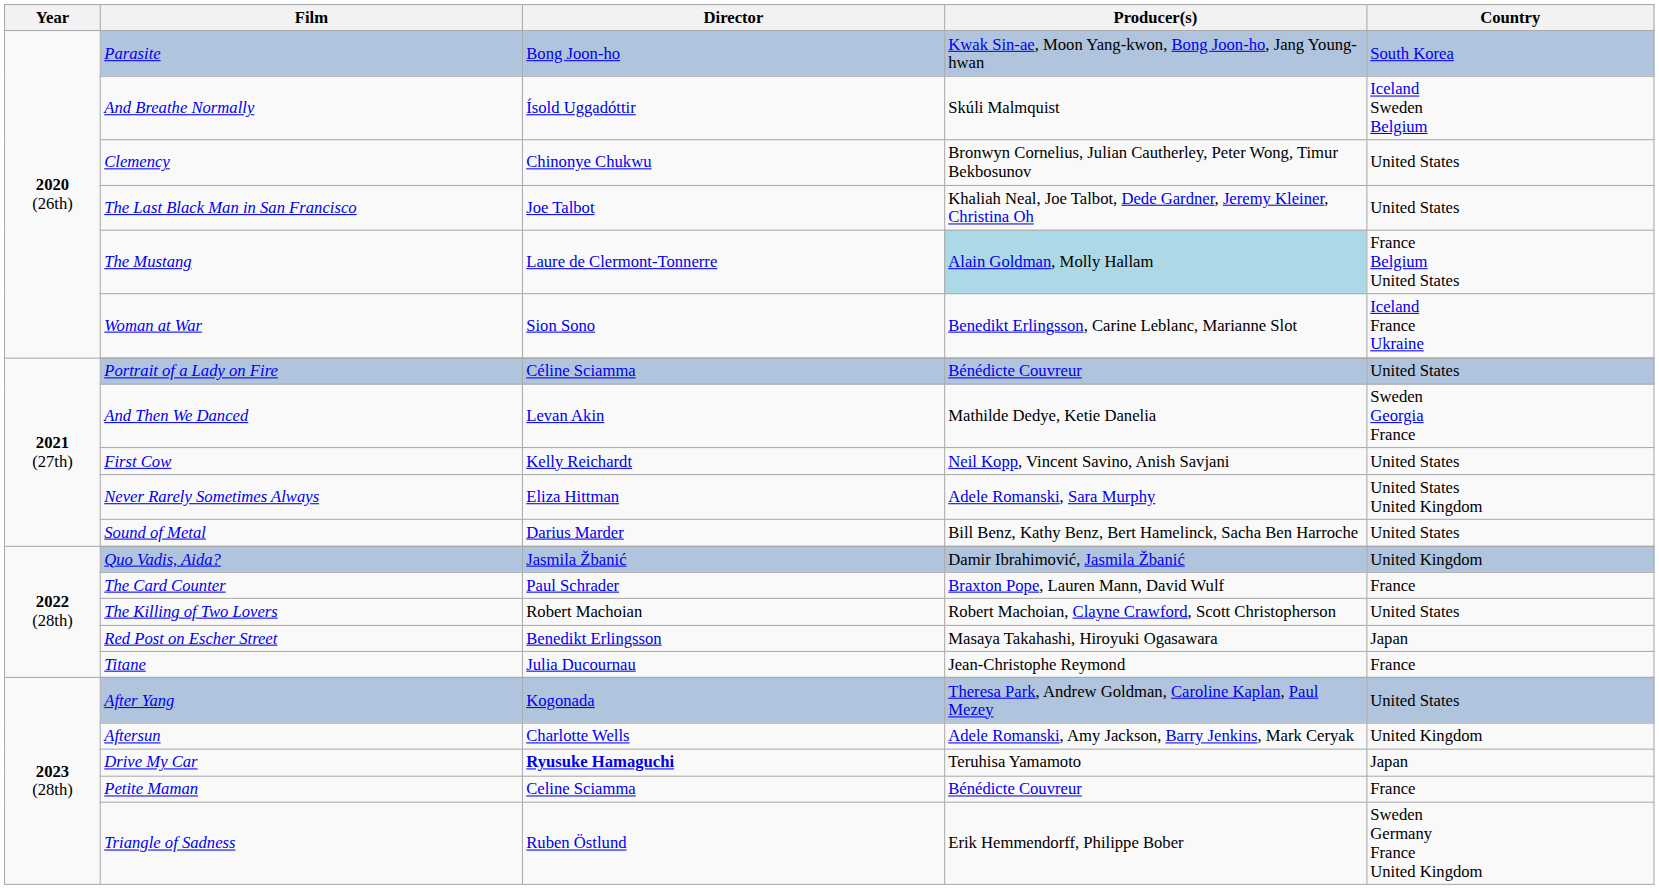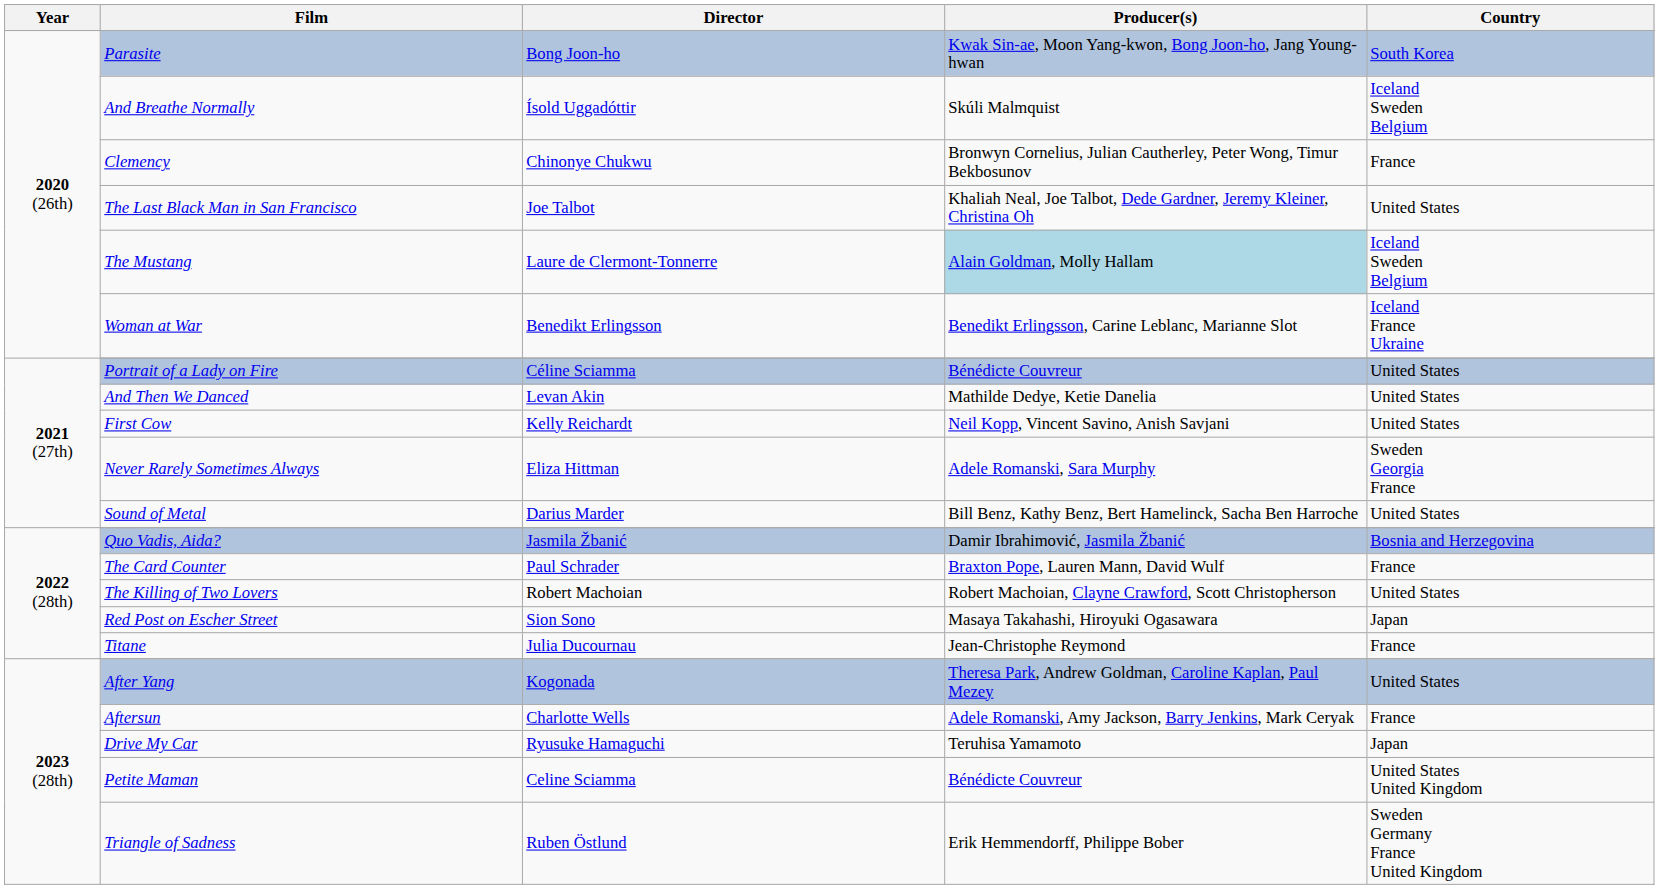(1415, 162) United States -> (1393, 162) France
(1415, 261) France Belgium United States -> (1399, 261) Iceland Sweden Belgium
(561, 325) Sion Sono -> (594, 325) Benedikt Erlingsson
(1397, 416) Sweden Georgia France -> (1415, 397) United States
(1426, 496) United States United Kingdom -> (1397, 468) Sweden Georgia France
(1426, 559) United Kingdom -> (1452, 540) Bosnia and Herzegovina
(594, 638) Benedikt Erlingsson -> (561, 619) Sion Sono
(1426, 736) United Kingdom -> (1393, 717) France
(600, 762) bold -> (595, 743) normal
(1393, 788) France -> (1426, 779) United States United Kingdom
